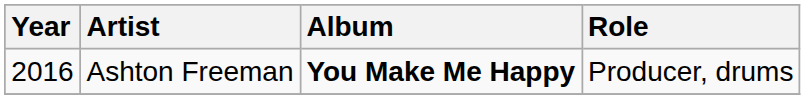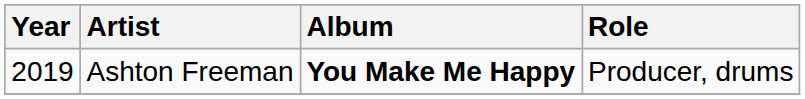(42, 71) 2016 -> (42, 71) 2019
